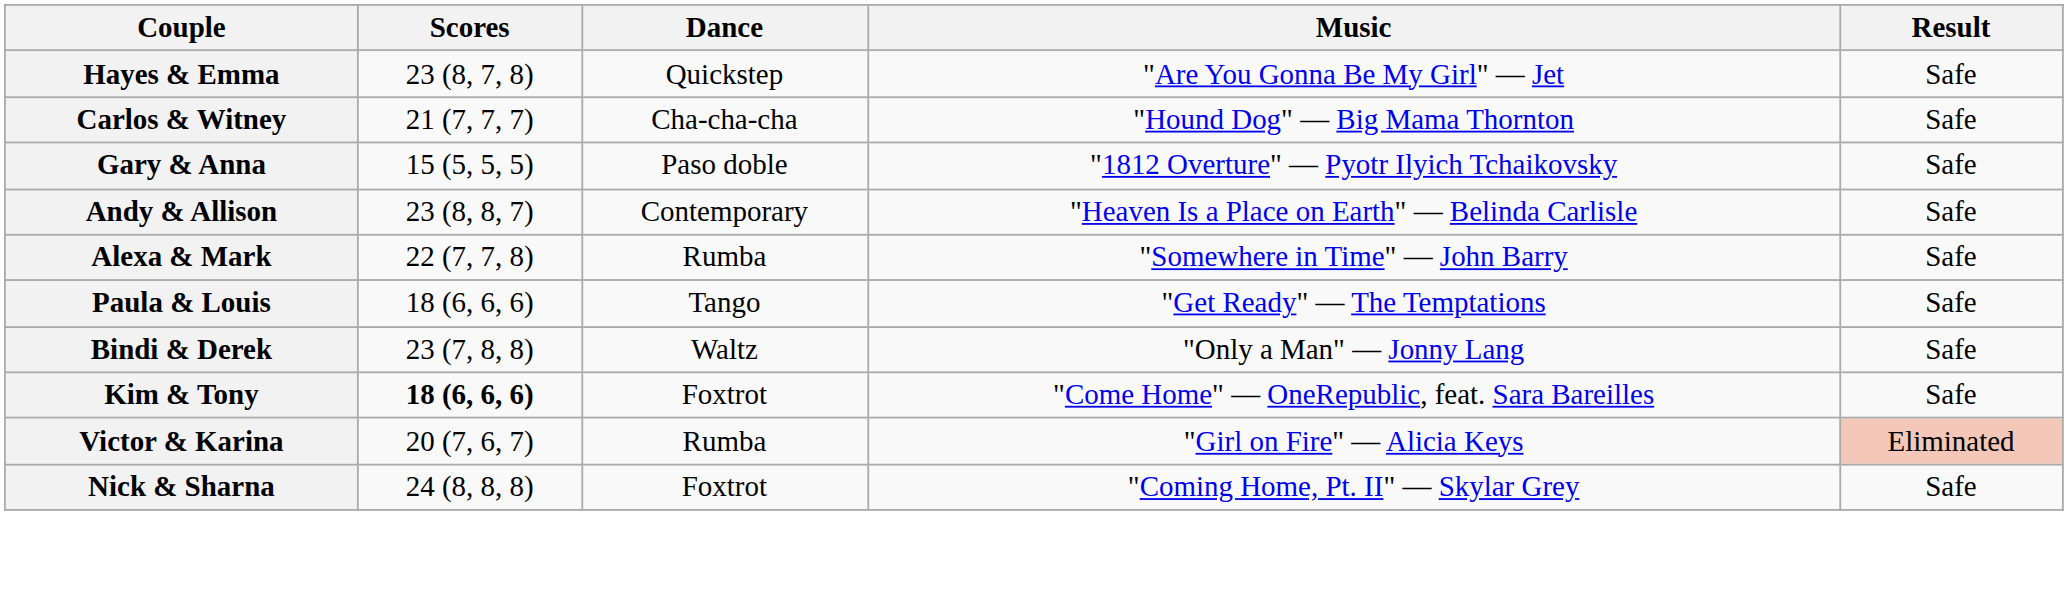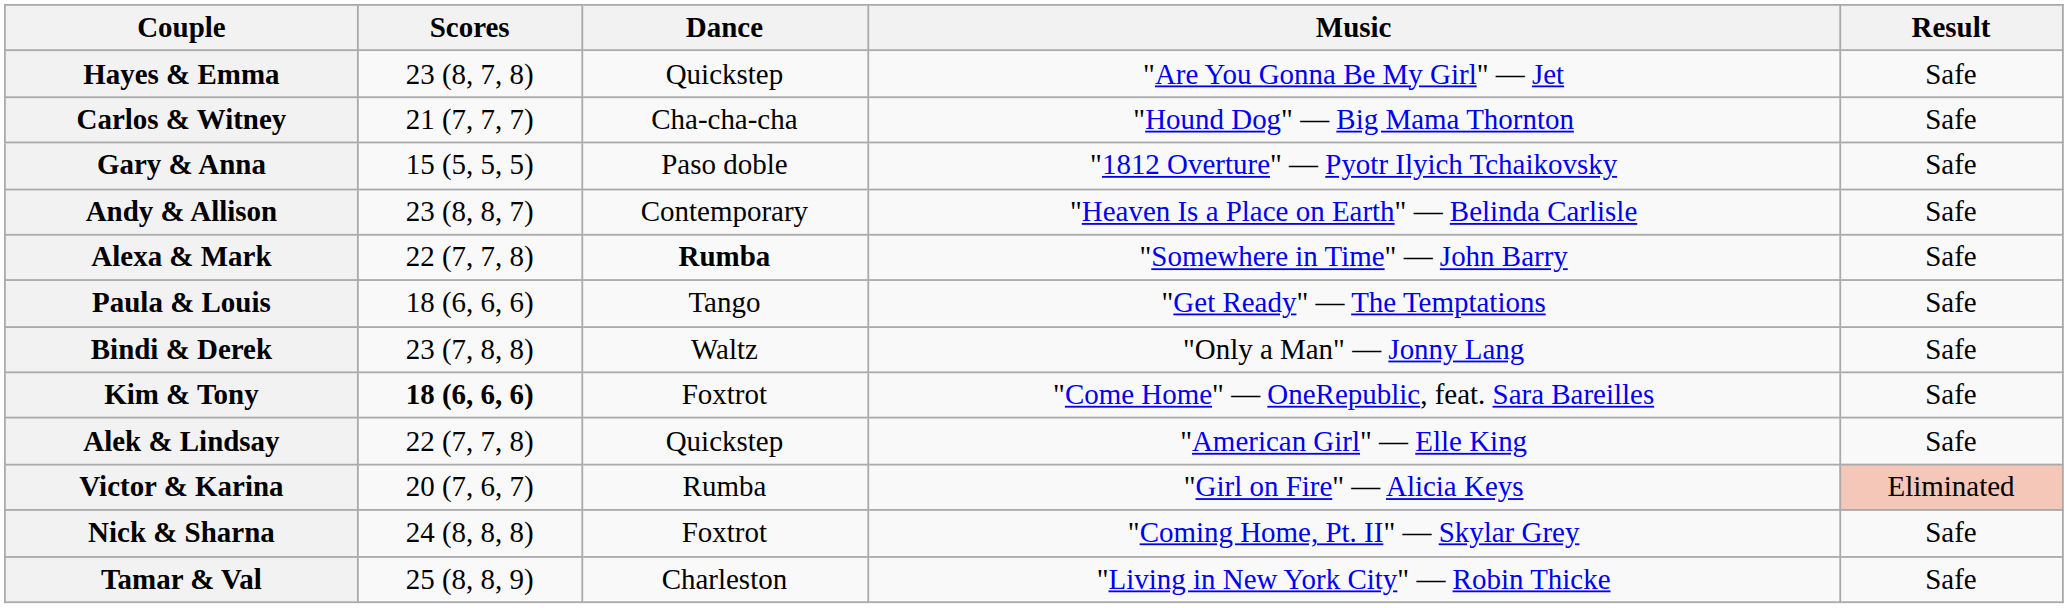(724, 257) normal -> (724, 257) bold
+ row: (181, 440)
+ row: (181, 578)
